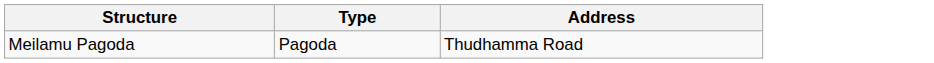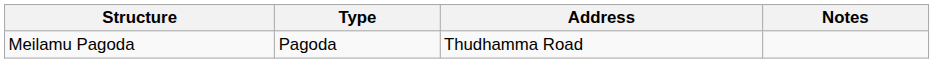+ column: (845, 17)
